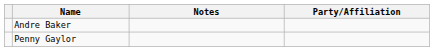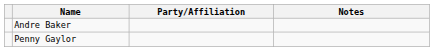columns swapped: (357, 11) <-> (207, 11)
